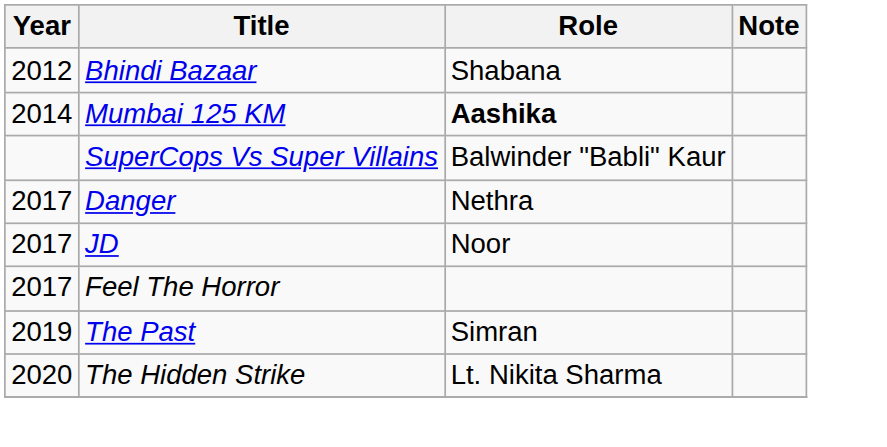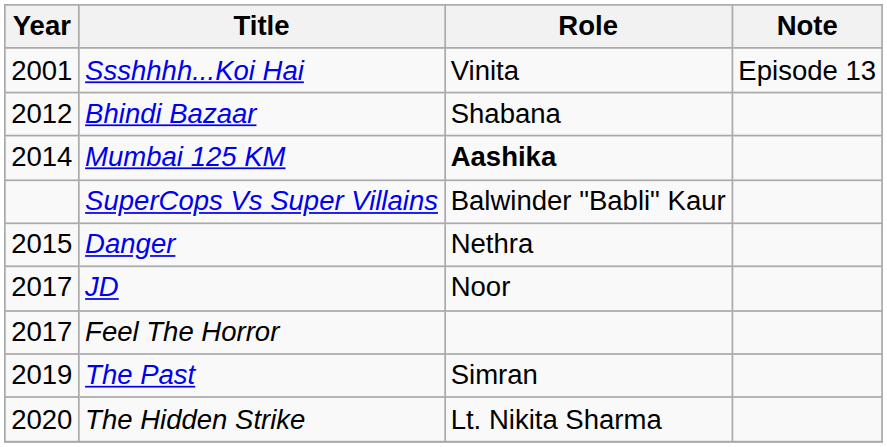+ row: (194, 69)
(42, 200) 2017 -> (42, 244) 2015
